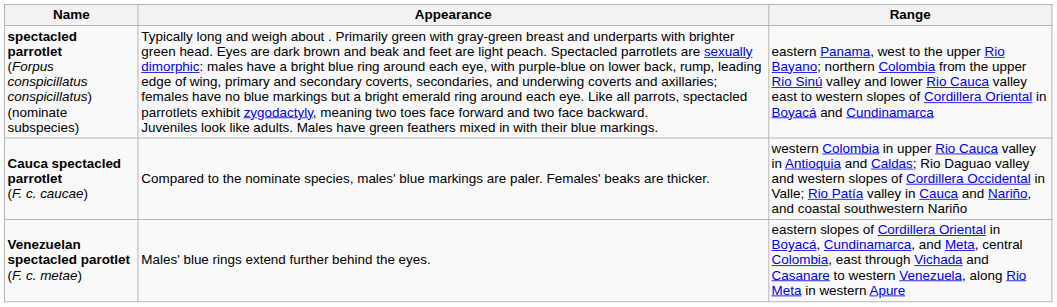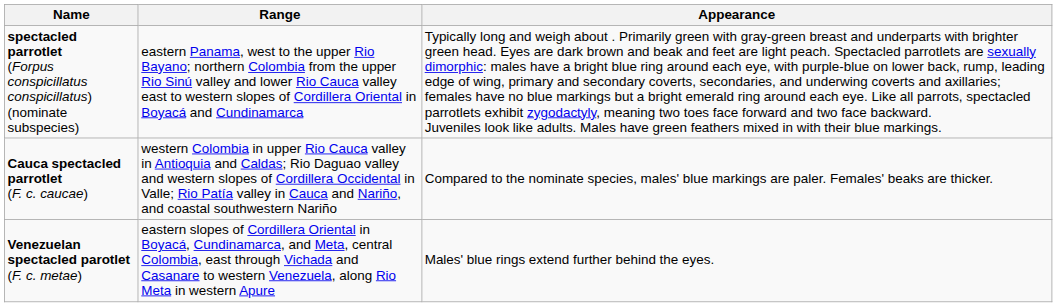columns swapped: (453, 15) <-> (910, 15)
